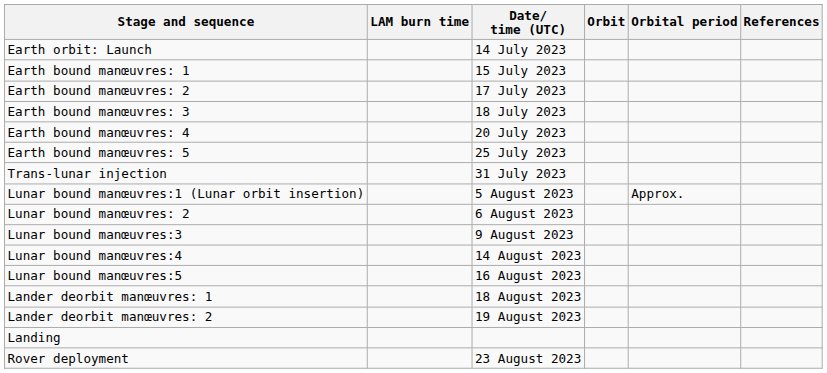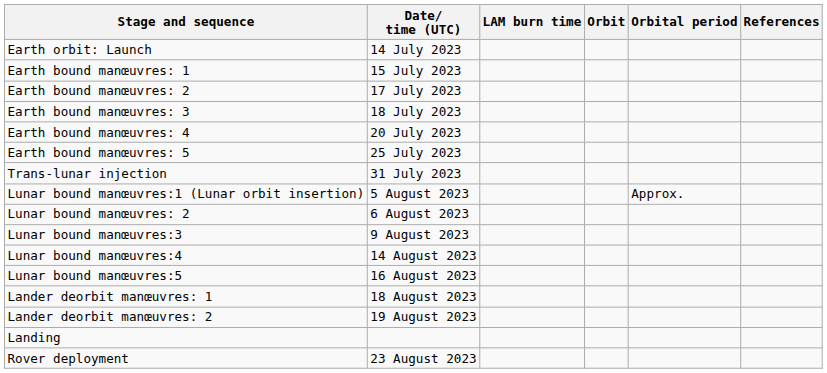columns swapped: (528, 22) <-> (420, 22)
